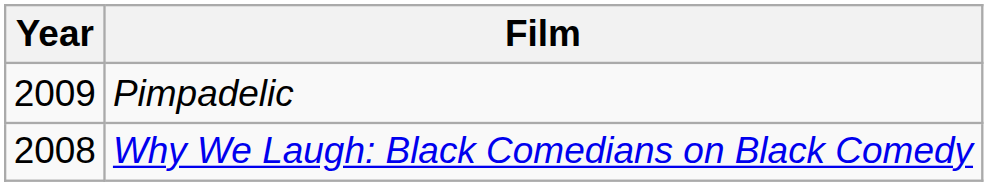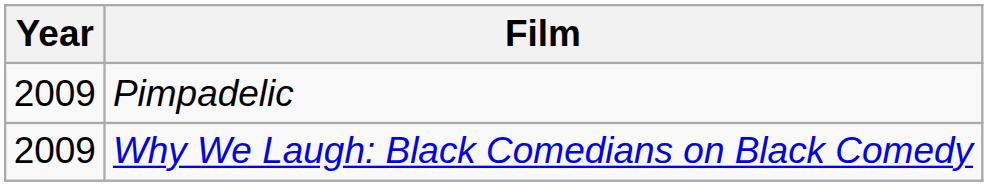(55, 151) 2008 -> (55, 151) 2009
